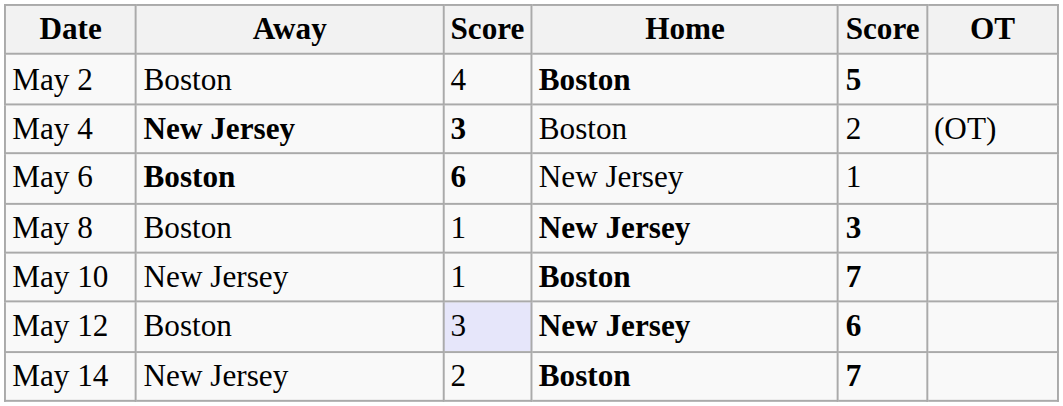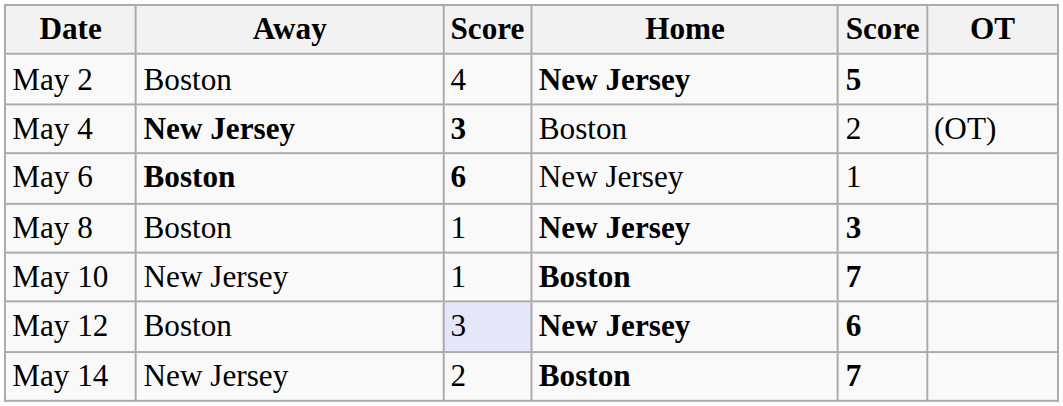(585, 78) Boston -> (615, 78) New Jersey
